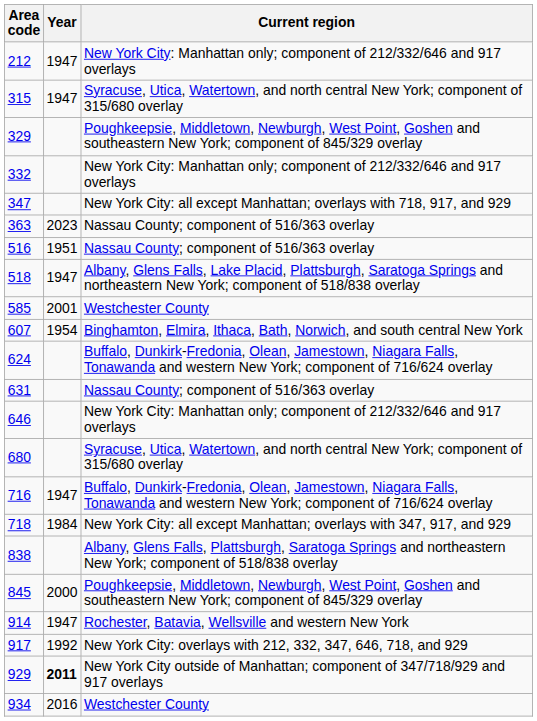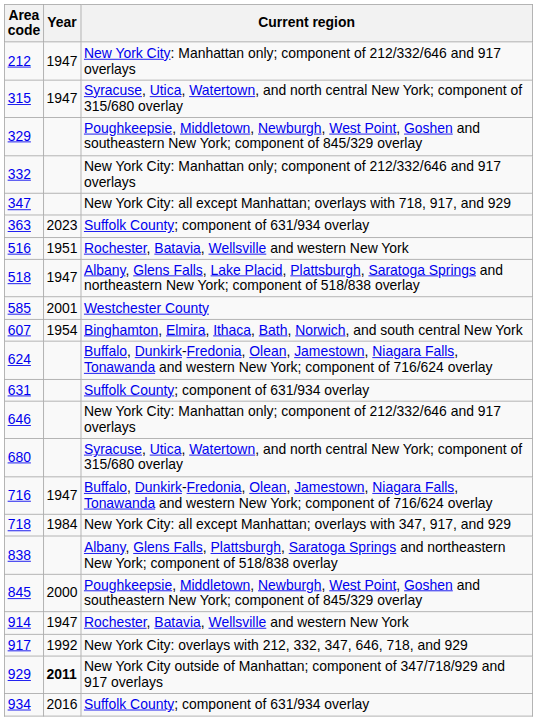(229, 226) Nassau County; component of 516/363 overlay -> (227, 226) Suffolk County; component of 631/934 overlay
(229, 248) Nassau County; component of 516/363 overlay -> (246, 248) Rochester, Batavia, Wellsville and western New York
(229, 390) Nassau County; component of 516/363 overlay -> (227, 390) Suffolk County; component of 631/934 overlay
(146, 704) Westchester County -> (227, 704) Suffolk County; component of 631/934 overlay
